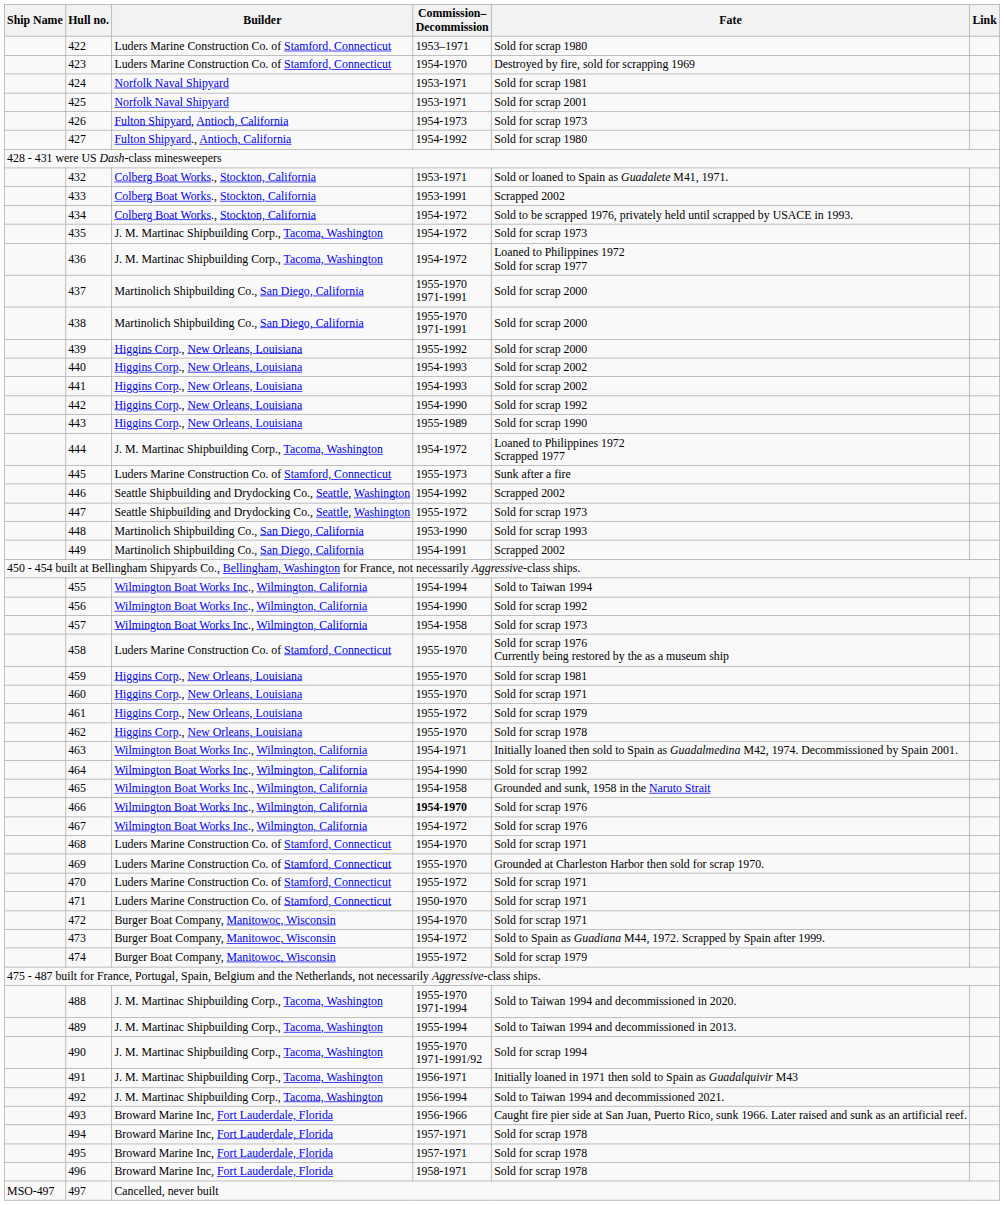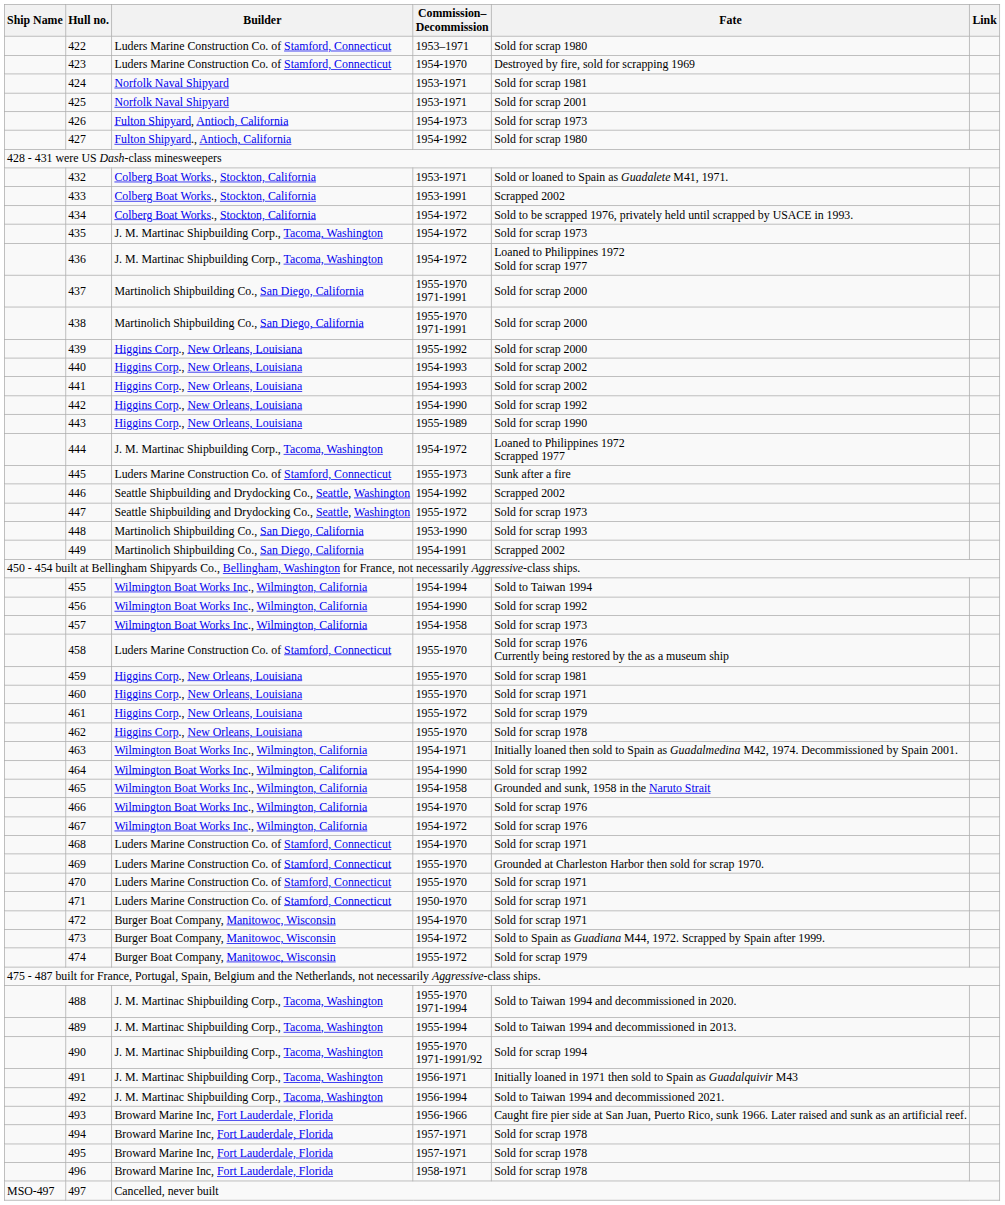(441, 807) bold -> (441, 807) normal
(441, 882) 1955-1972 -> (441, 882) 1955-1970
